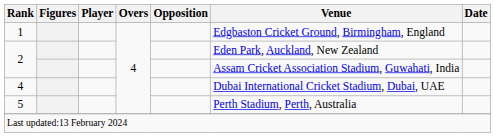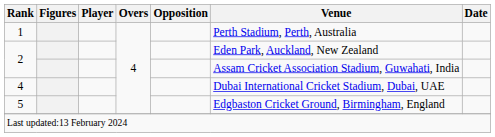(329, 31) Edgbaston Cricket Ground, Birmingham, England -> (285, 31) Perth Stadium, Perth, Australia
(285, 104) Perth Stadium, Perth, Australia -> (329, 104) Edgbaston Cricket Ground, Birmingham, England
